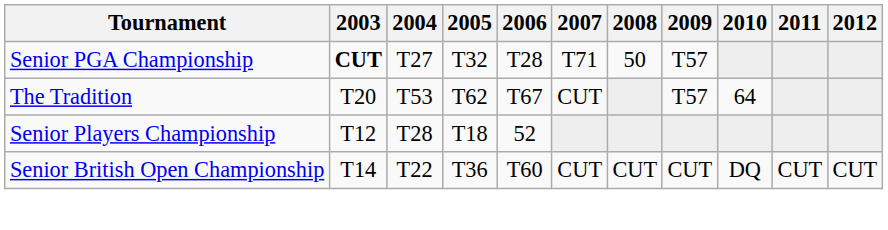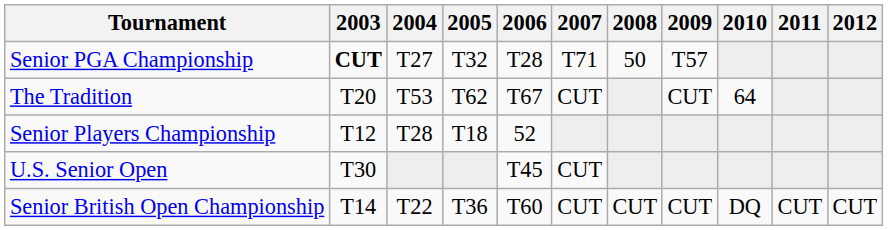(690, 96) T57 -> (690, 96) CUT
+ row: (89, 170)
